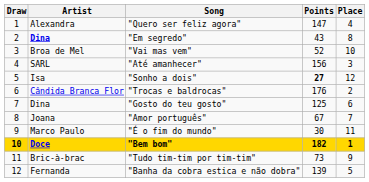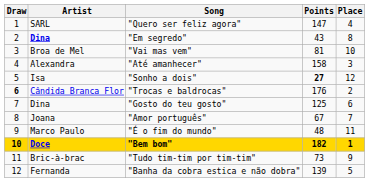(52, 24) Alexandra -> (40, 24) SARL
(319, 51) 52 -> (319, 51) 81
(40, 64) SARL -> (52, 64) Alexandra
(319, 64) 156 -> (319, 64) 158
(16, 91) normal -> (16, 91) bold
(319, 131) 30 -> (319, 131) 48
